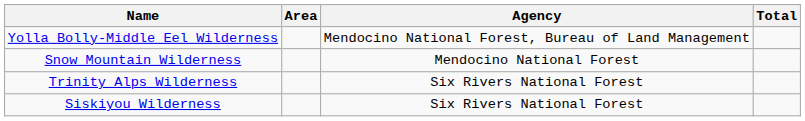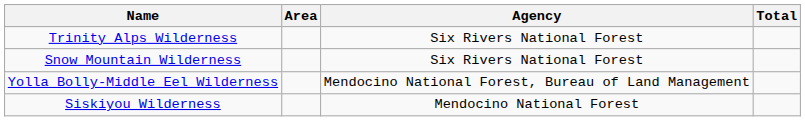rows swapped: (143, 82) <-> (143, 38)
(537, 60) Mendocino National Forest -> (537, 60) Six Rivers National Forest
(537, 105) Six Rivers National Forest -> (537, 105) Mendocino National Forest
